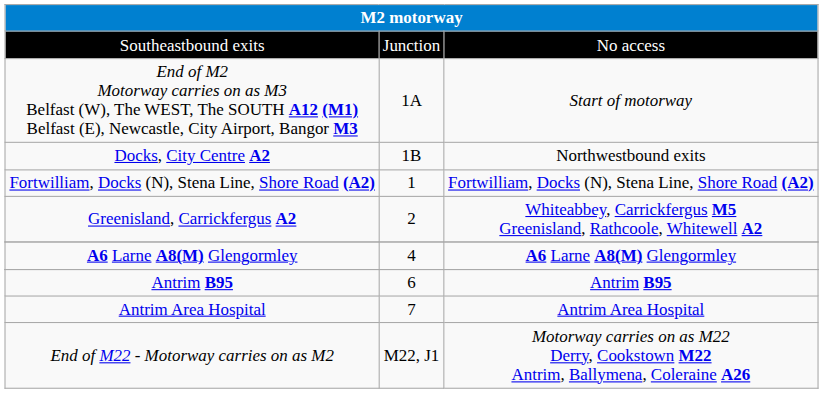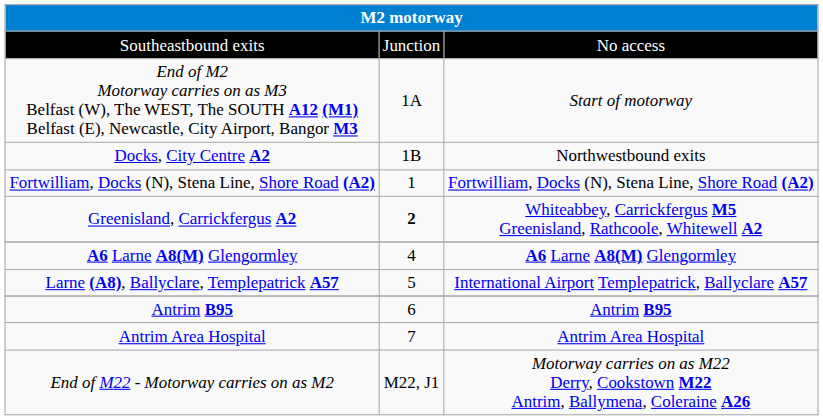(412, 219) normal -> (412, 219) bold
+ row: (192, 282)
